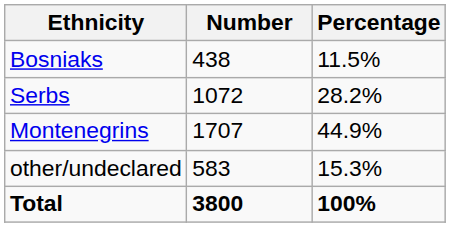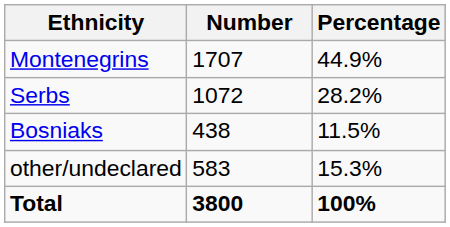rows swapped: (79, 131) <-> (56, 58)
